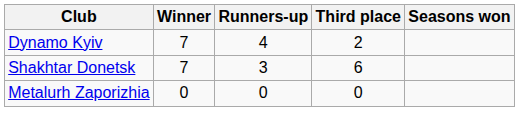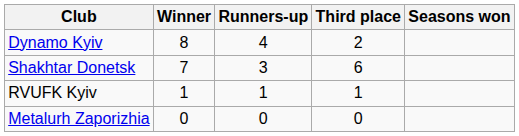(184, 42) 7 -> (184, 42) 8
+ row: (52, 93)
